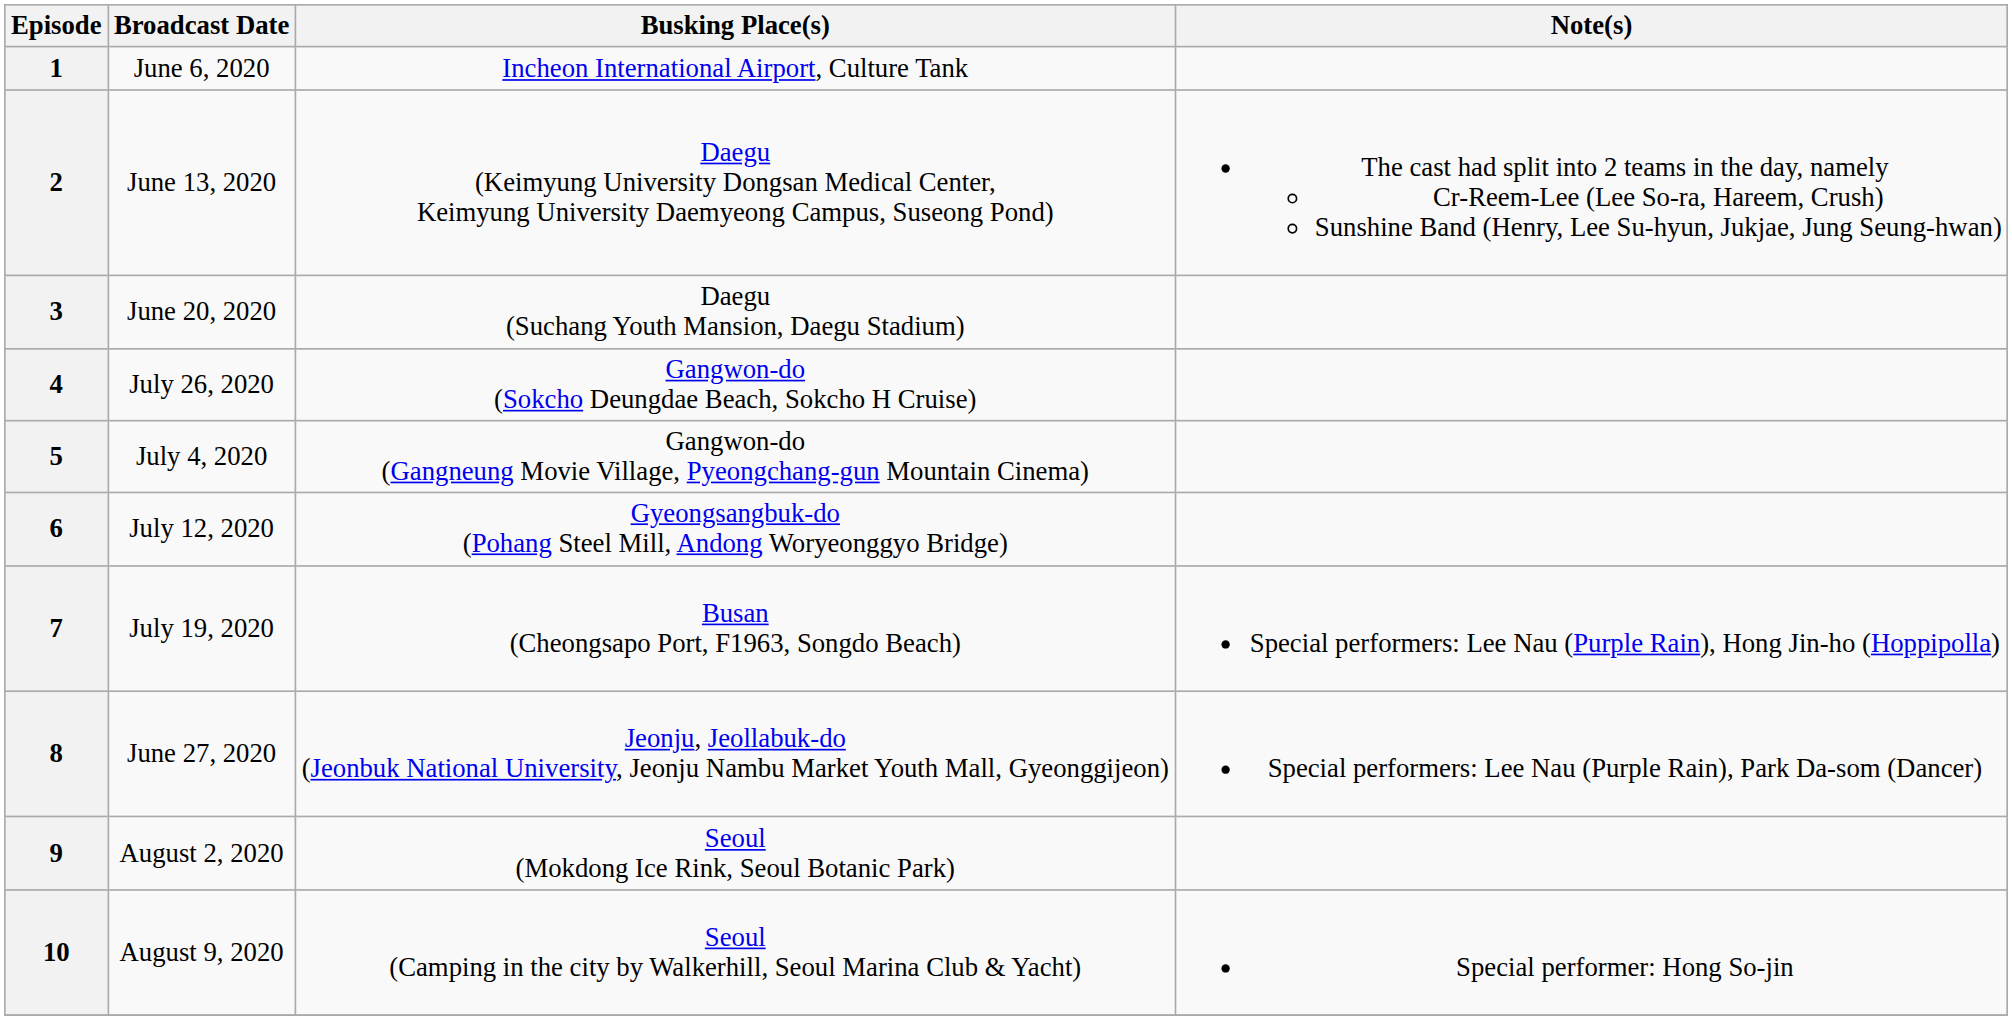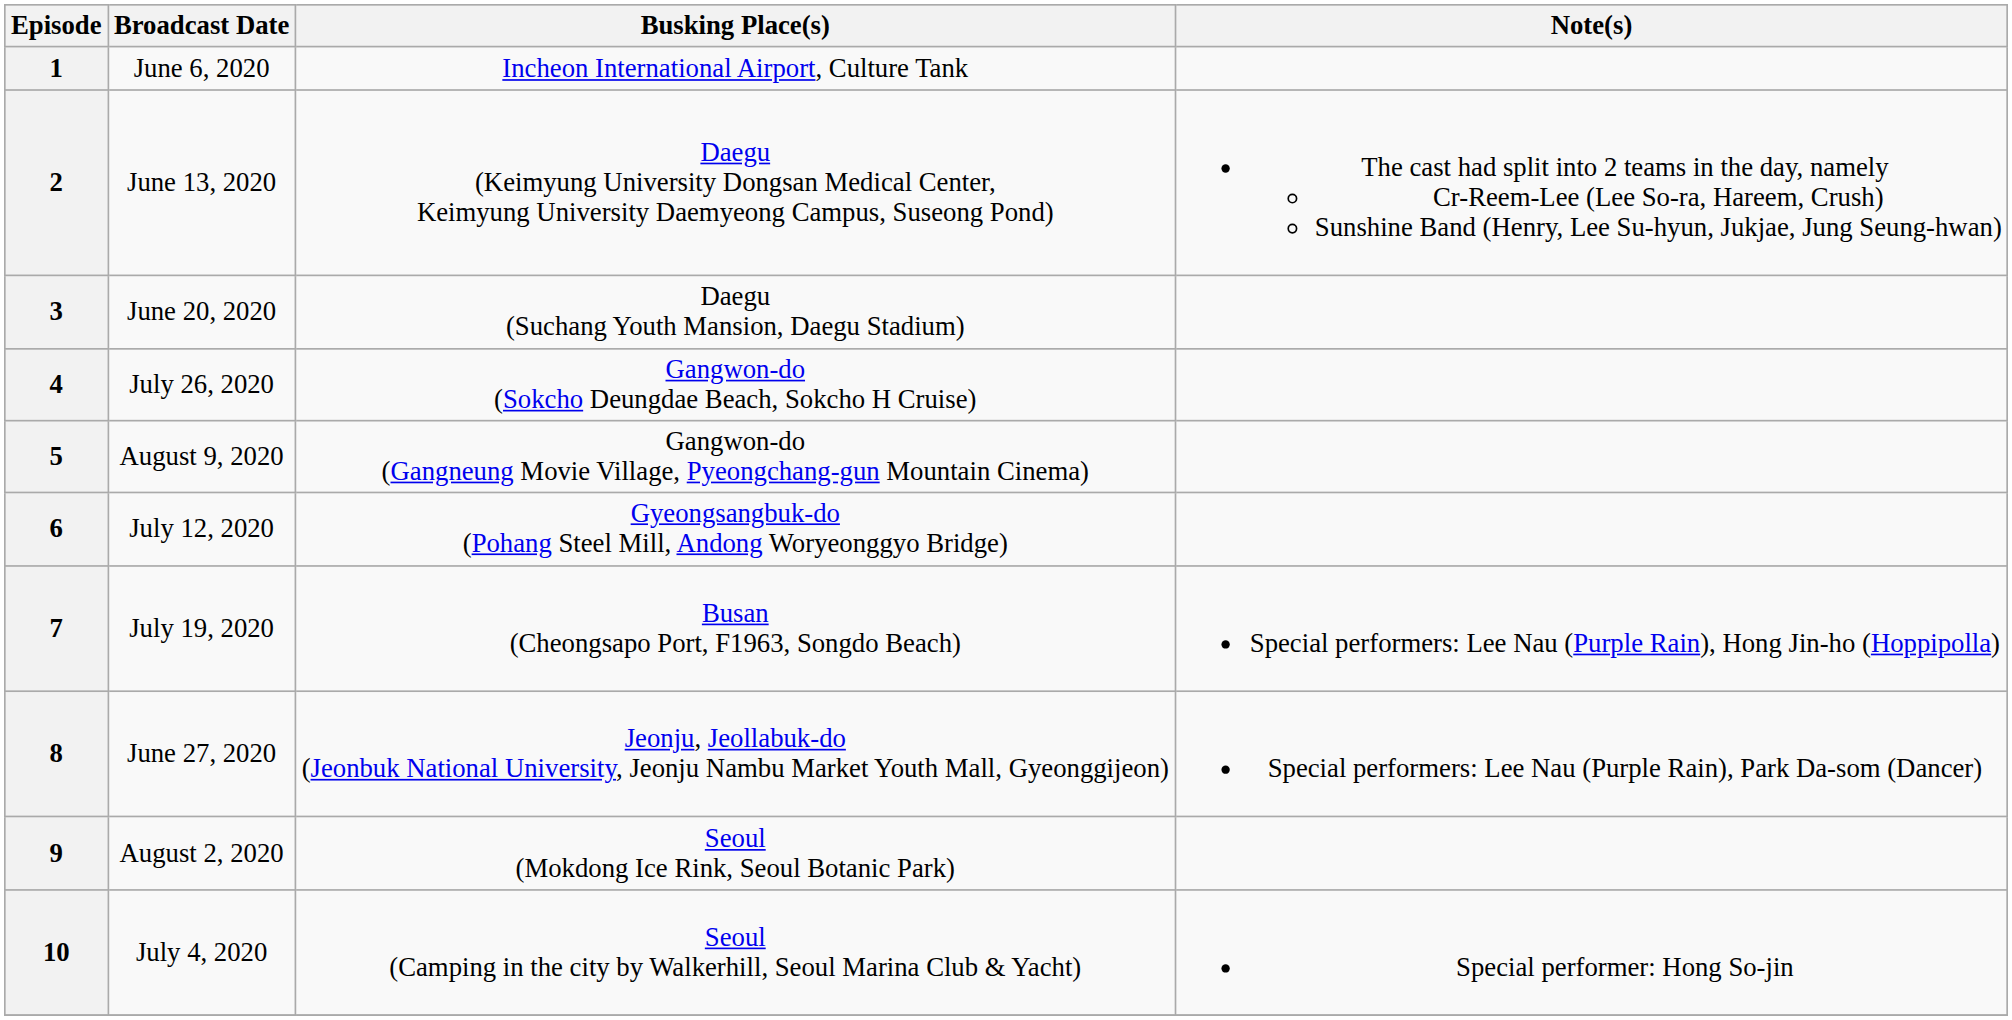(202, 456) July 4, 2020 -> (202, 456) August 9, 2020
(202, 952) August 9, 2020 -> (202, 952) July 4, 2020
